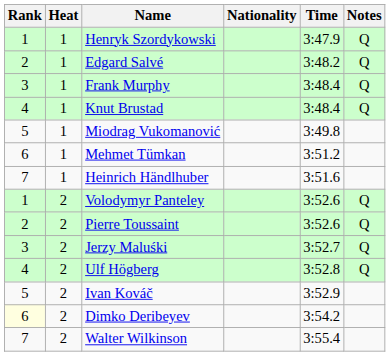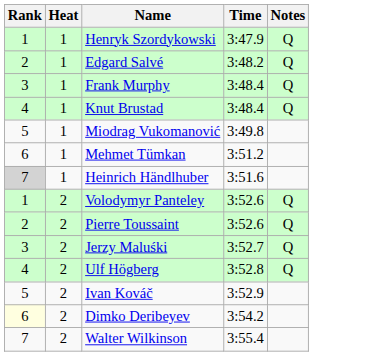- column: (262, 16)
(25, 177) no background -> (25, 177) lightgrey background
